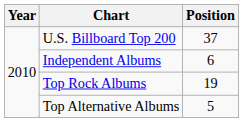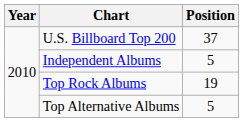(211, 60) 6 -> (211, 60) 5
